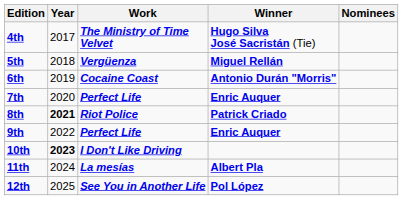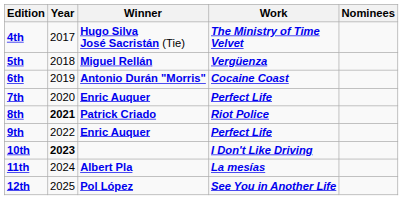columns swapped: (273, 13) <-> (143, 13)
